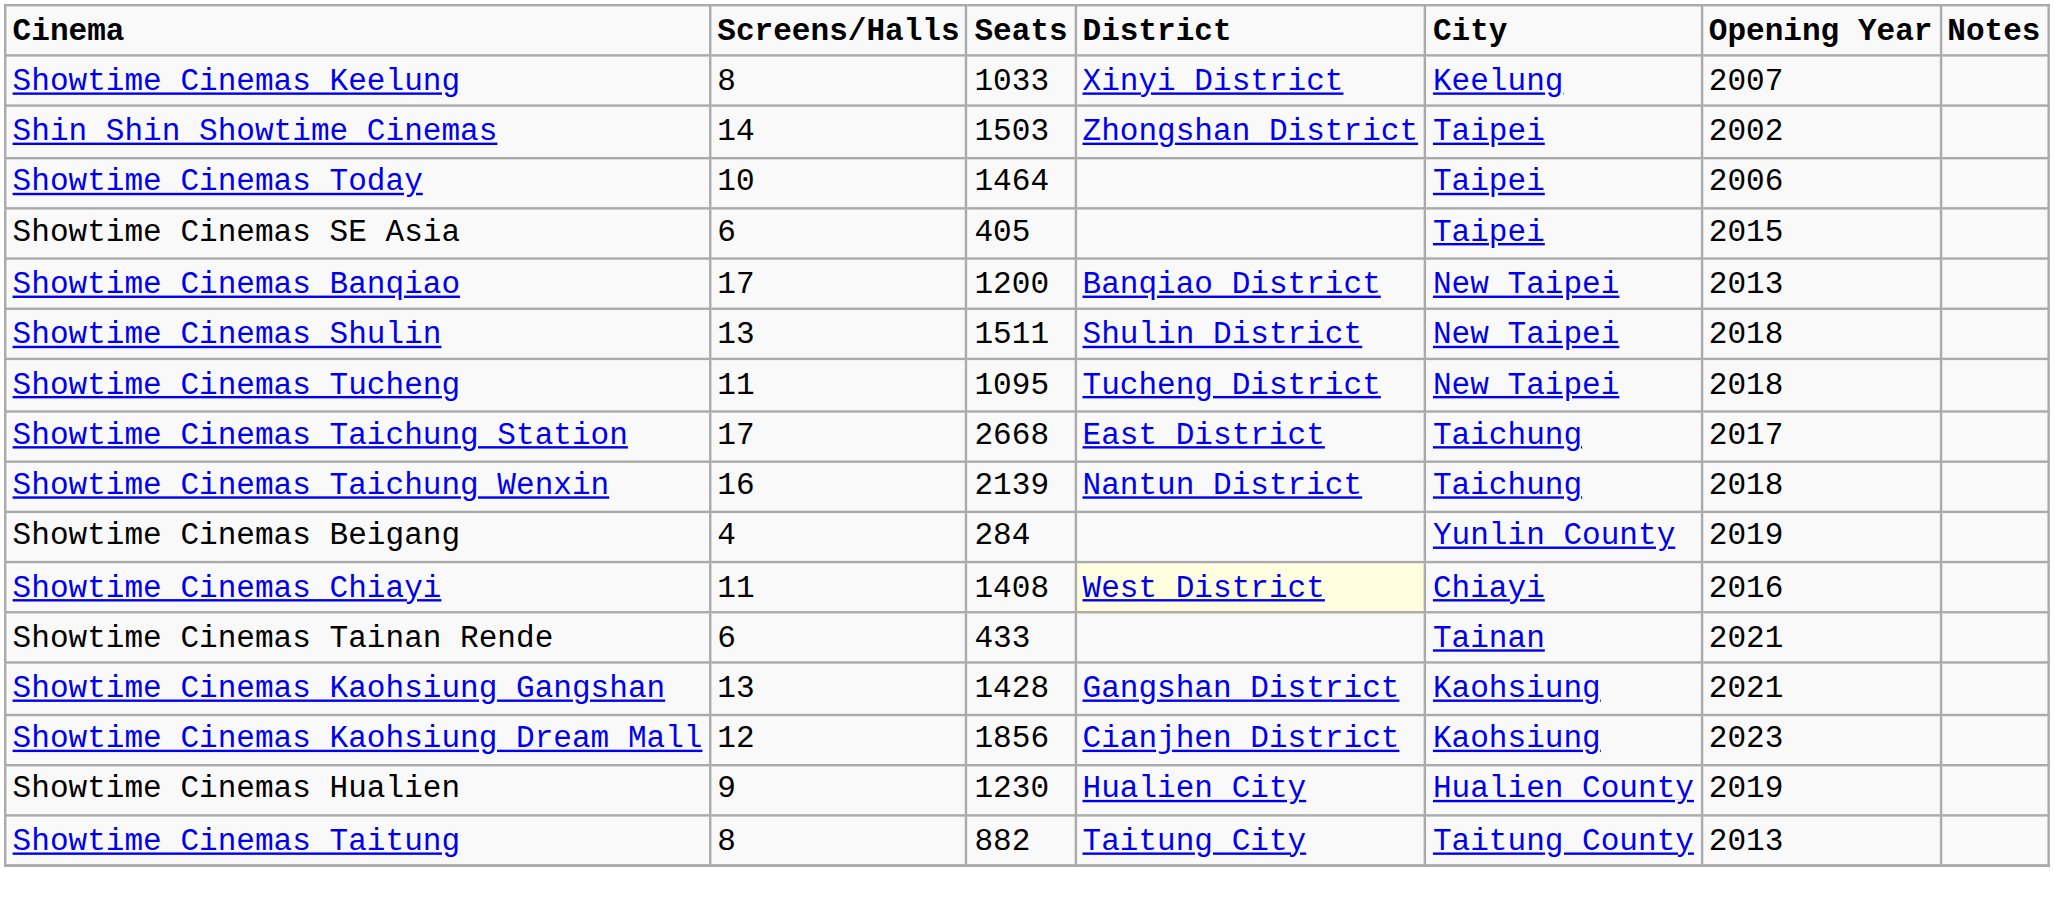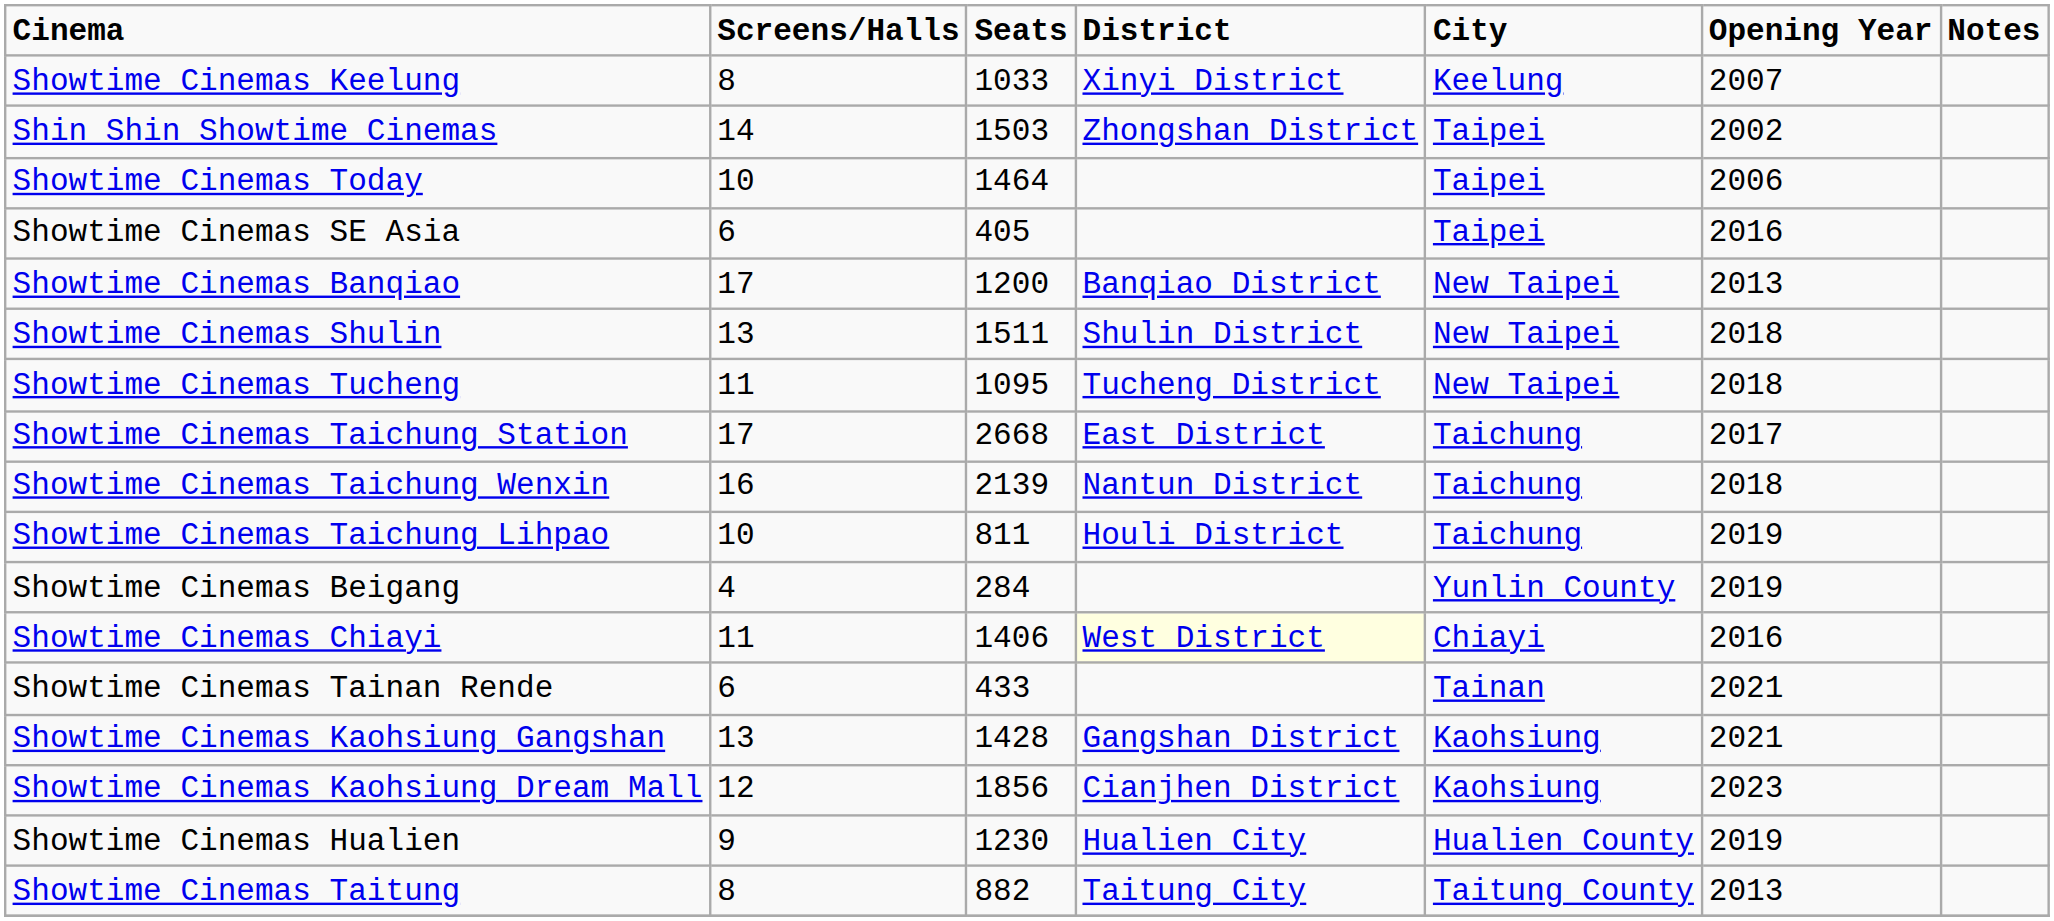(1746, 233) 2015 -> (1746, 233) 2016
+ row: (311, 537)
(1012, 588) 1408 -> (1012, 638) 1406
